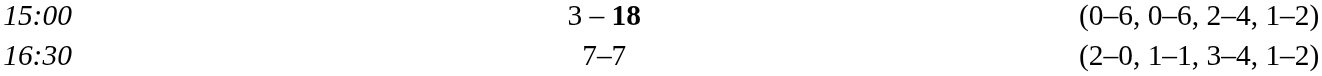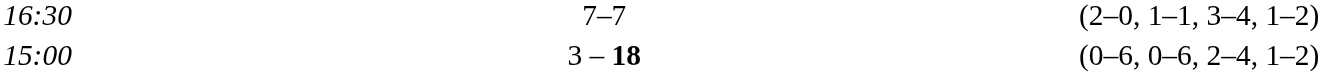rows swapped: (38, 15) <-> (38, 55)
